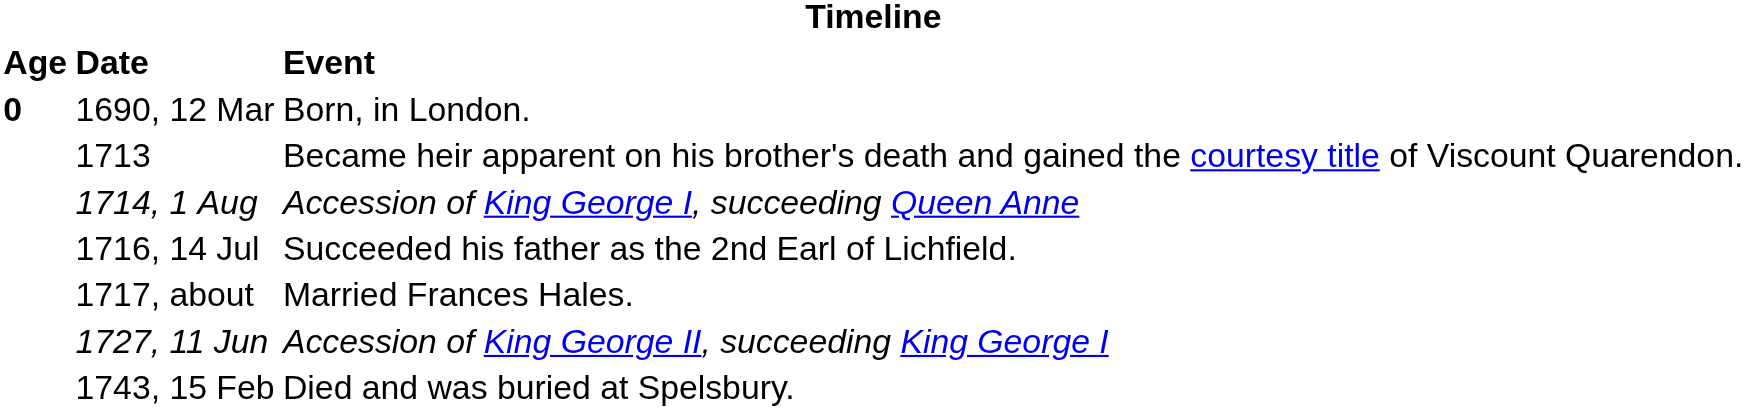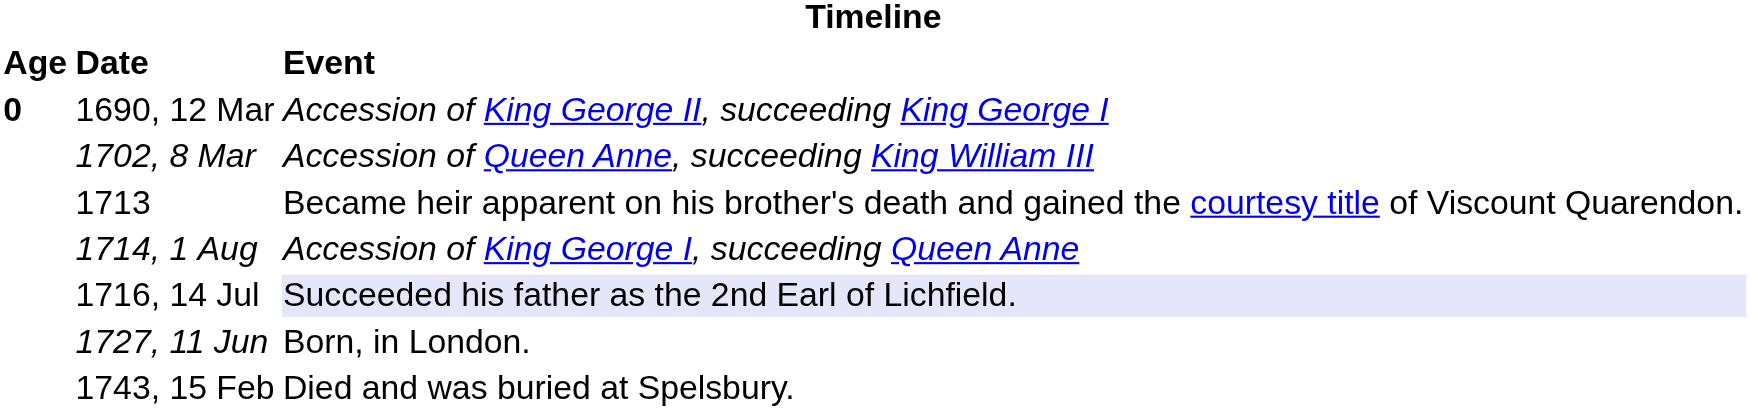(407, 109) Born, in London. -> (696, 109) Accession of King George II, succeeding King George I
+ row: (166, 156)
(650, 248) no background -> (650, 295) lavender background
- row: (165, 295)
(696, 341) Accession of King George II, succeeding King George I -> (407, 341) Born, in London.
